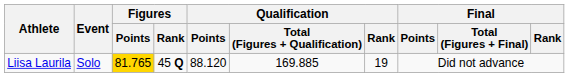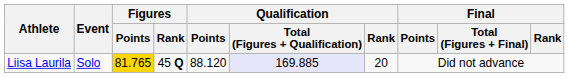(297, 63) no background -> (297, 63) lavender background
(381, 63) 19 -> (381, 63) 20
